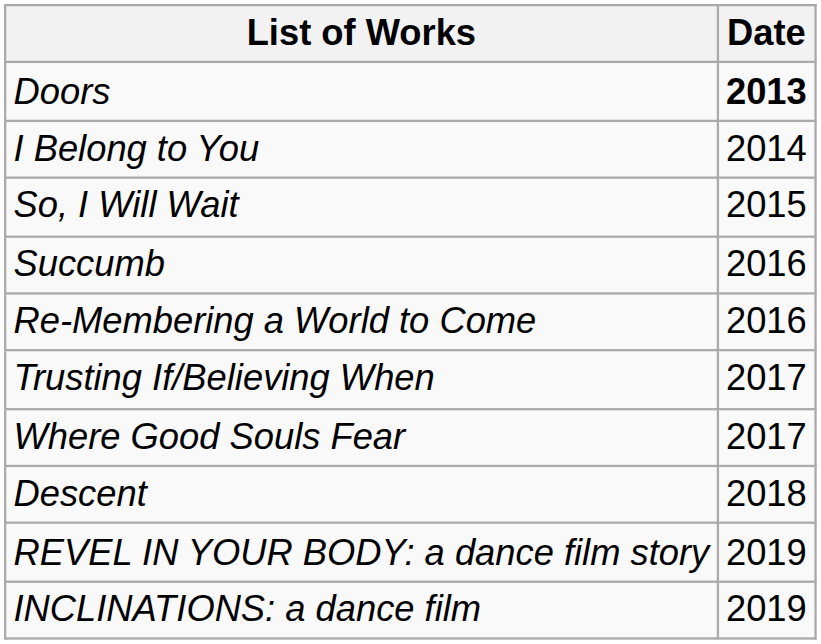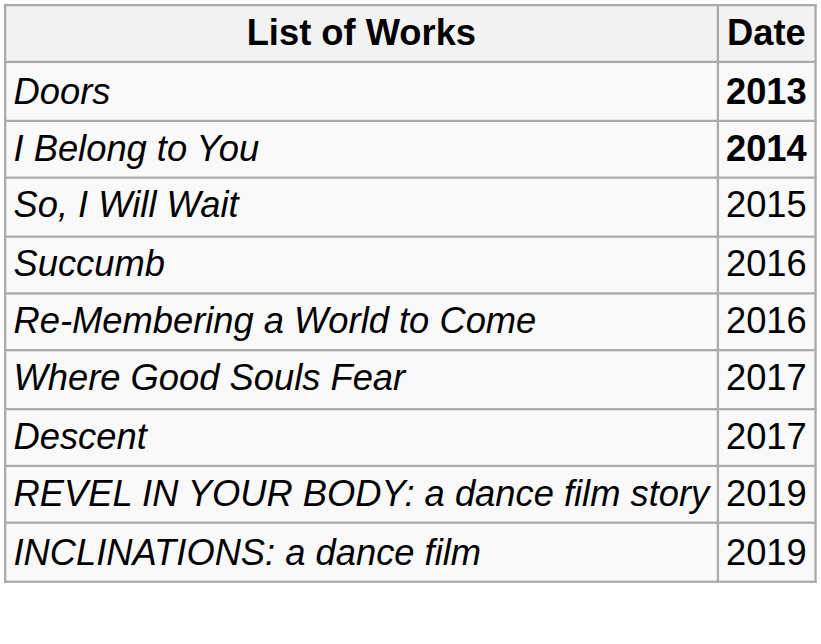(766, 148) normal -> (766, 148) bold
- row: (224, 378)
(766, 494) 2018 -> (766, 436) 2017
